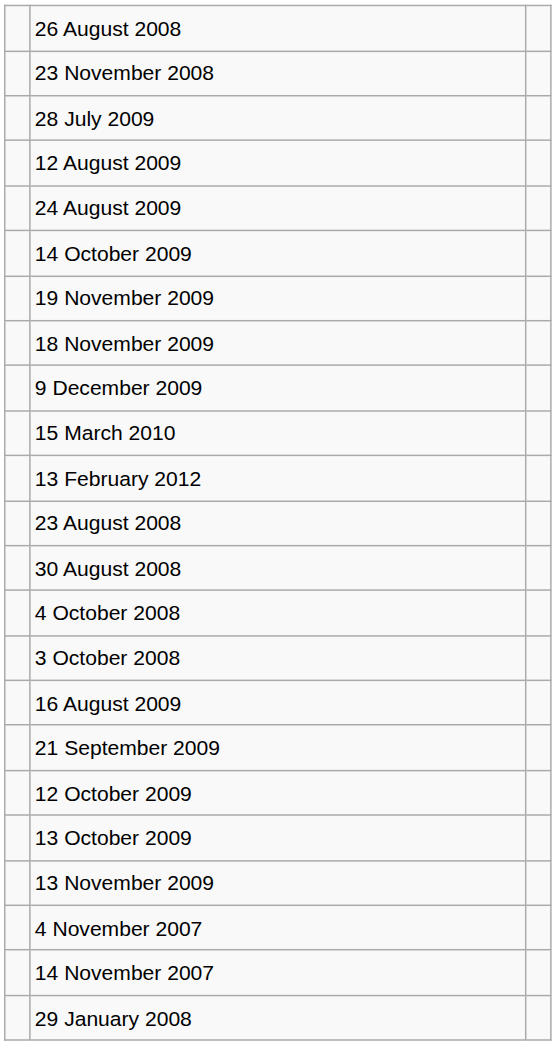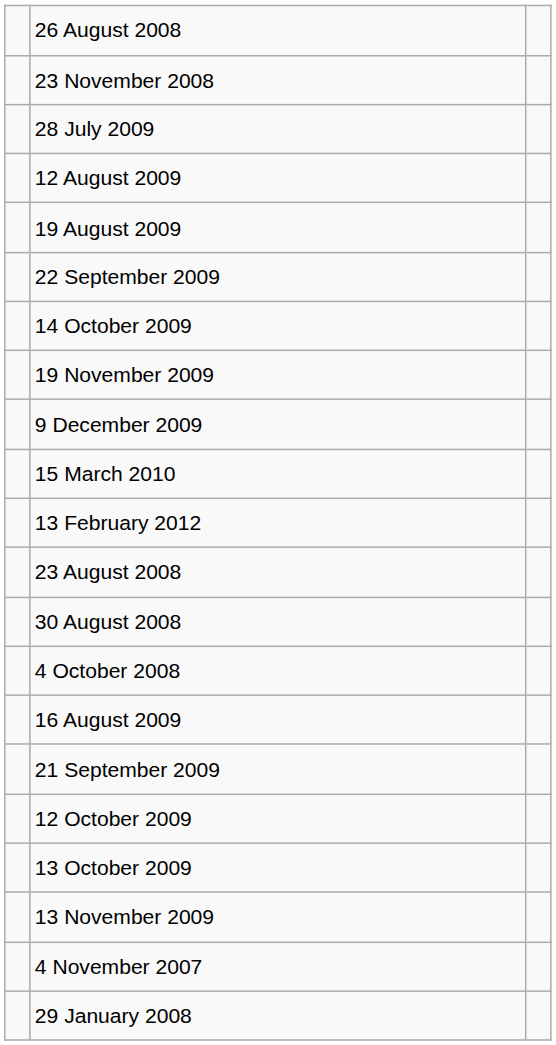+ row: (108, 227)
- row: (108, 208)
+ row: (127, 277)
- row: (124, 343)
- row: (107, 658)
- row: (124, 973)
